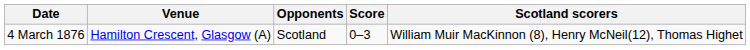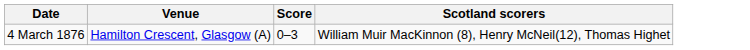- column: (310, 14)
